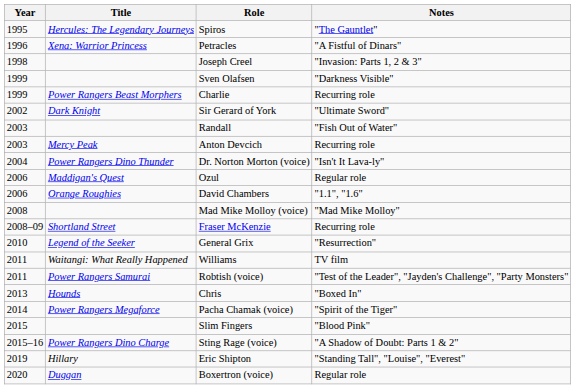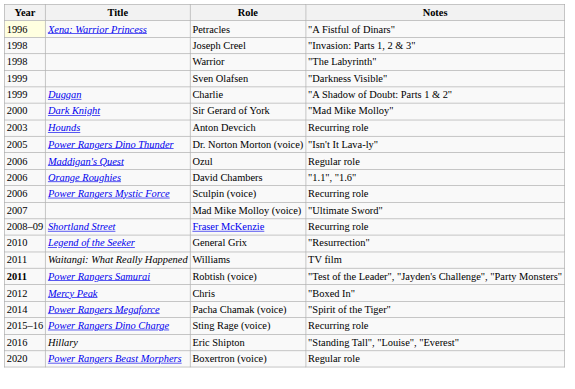- row: (212, 29)
(17, 45) no background -> (17, 29) lightyellow background
+ row: (208, 62)
(115, 95) Power Rangers Beast Morphers -> (65, 95) Duggan
(345, 95) Recurring role -> (380, 95) "A Shadow of Doubt: Parts 1 & 2"
(17, 111) 2002 -> (17, 111) 2000
(352, 111) "Ultimate Sword" -> (351, 111) "Mad Mike Molloy"
- row: (215, 128)
(73, 144) Mercy Peak -> (64, 128) Hounds
(17, 161) 2004 -> (17, 144) 2005
+ row: (224, 194)
(17, 210) 2008 -> (17, 210) 2007
(357, 210) "Mad Mike Molloy" -> (345, 210) "Ultimate Sword"
(17, 276) normal -> (17, 276) bold
(17, 293) 2013 -> (17, 293) 2012
(64, 293) Hounds -> (73, 293) Mercy Peak
- row: (225, 326)
(386, 342) "A Shadow of Doubt: Parts 1 & 2" -> (338, 326) Recurring role
(17, 359) 2019 -> (17, 342) 2016
(65, 375) Duggan -> (115, 359) Power Rangers Beast Morphers
